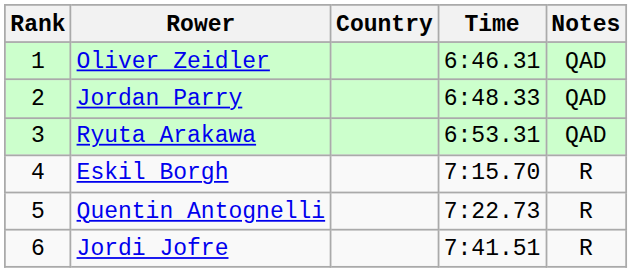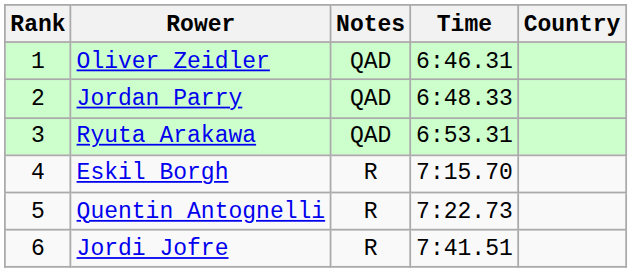columns swapped: (384, 24) <-> (586, 24)
